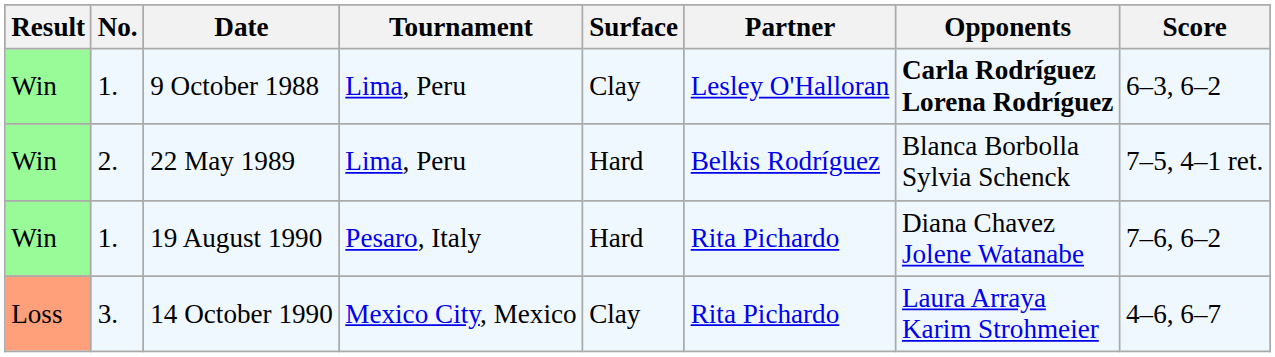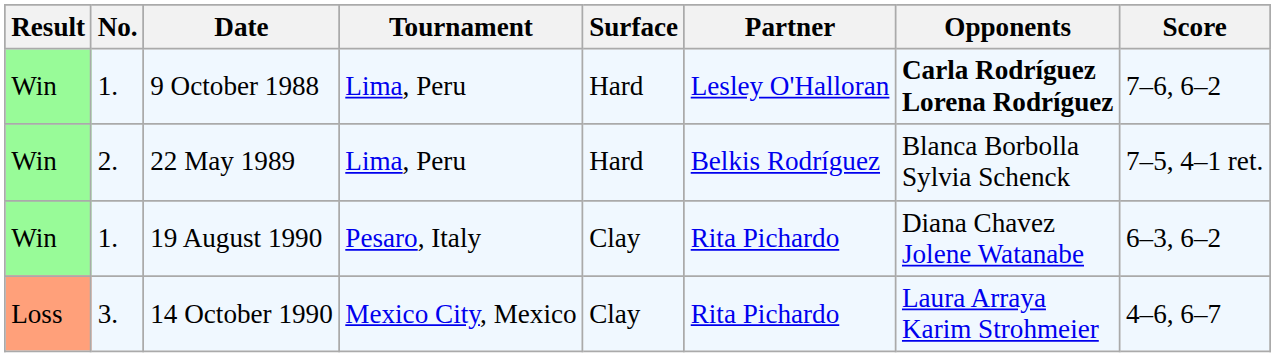(615, 85) Clay -> (616, 85) Hard
(1174, 85) 6–3, 6–2 -> (1174, 85) 7–6, 6–2
(616, 237) Hard -> (615, 237) Clay
(1174, 237) 7–6, 6–2 -> (1174, 237) 6–3, 6–2
